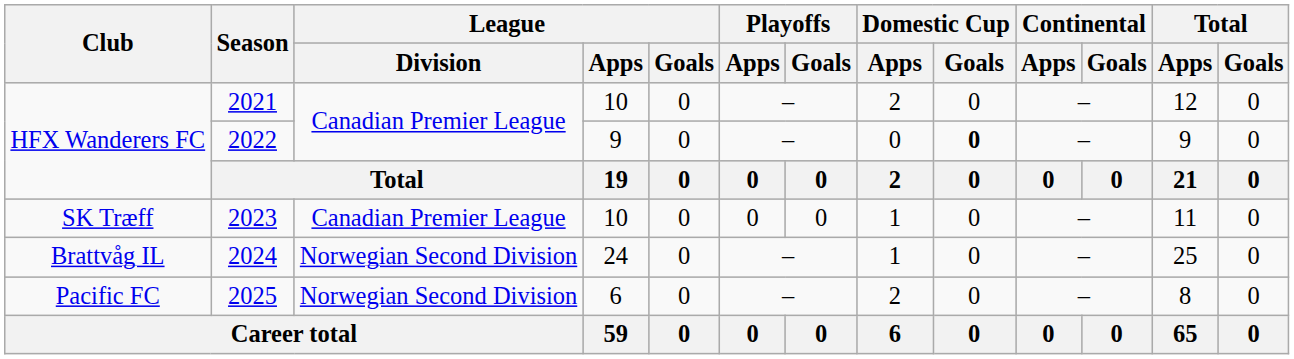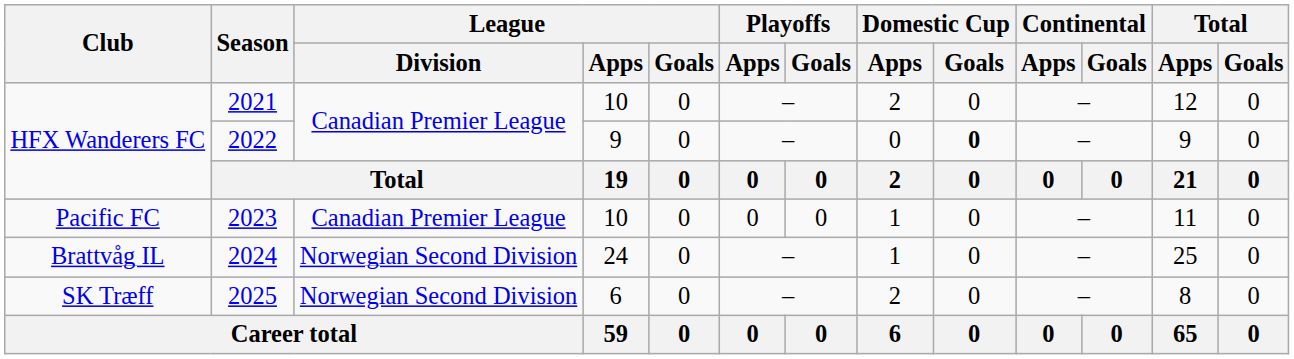(108, 218) SK Træff -> (108, 218) Pacific FC
(108, 295) Pacific FC -> (108, 295) SK Træff
